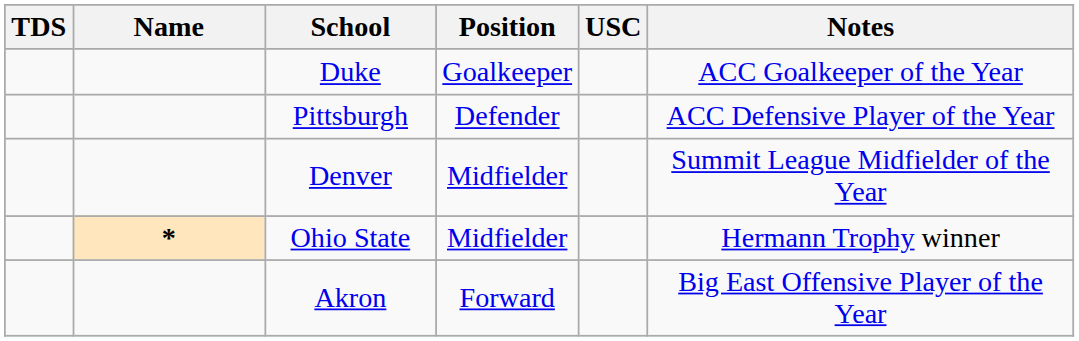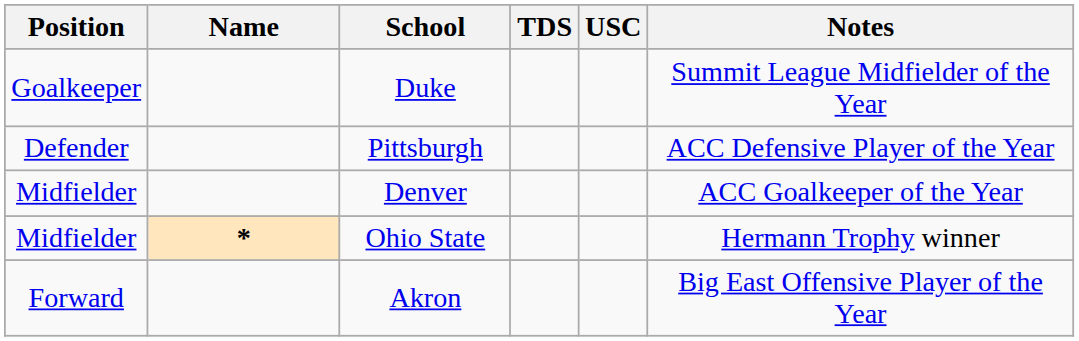columns swapped: (507, 26) <-> (39, 26)
(861, 71) ACC Goalkeeper of the Year -> (861, 87) Summit League Midfielder of the Year
(861, 176) Summit League Midfielder of the Year -> (861, 192) ACC Goalkeeper of the Year
